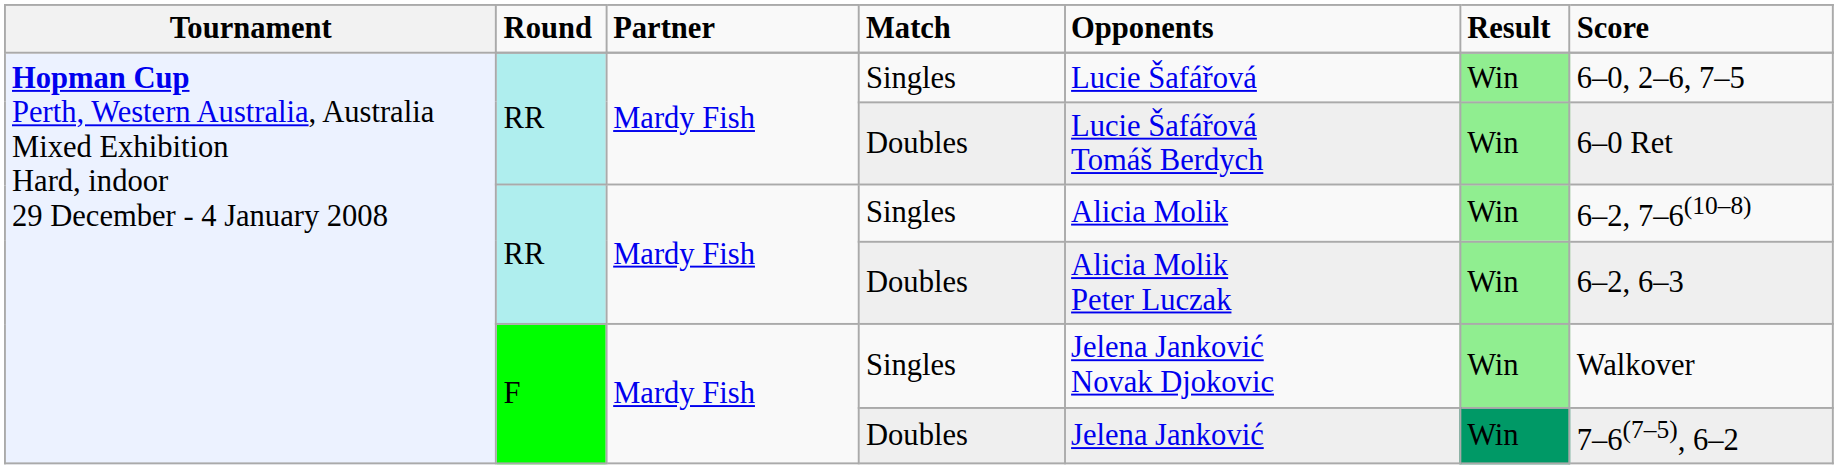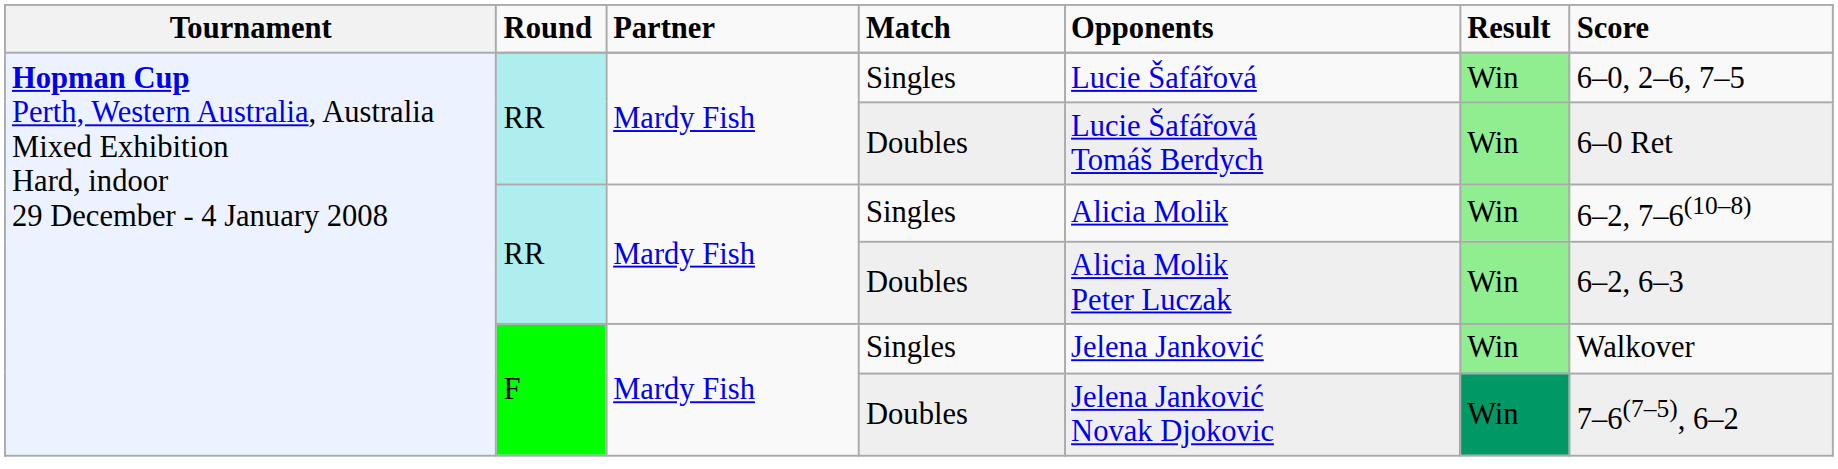(1173, 365) Jelena Janković Novak Djokovic -> (1167, 348) Jelena Janković
(1167, 435) Jelena Janković -> (1173, 413) Jelena Janković Novak Djokovic
